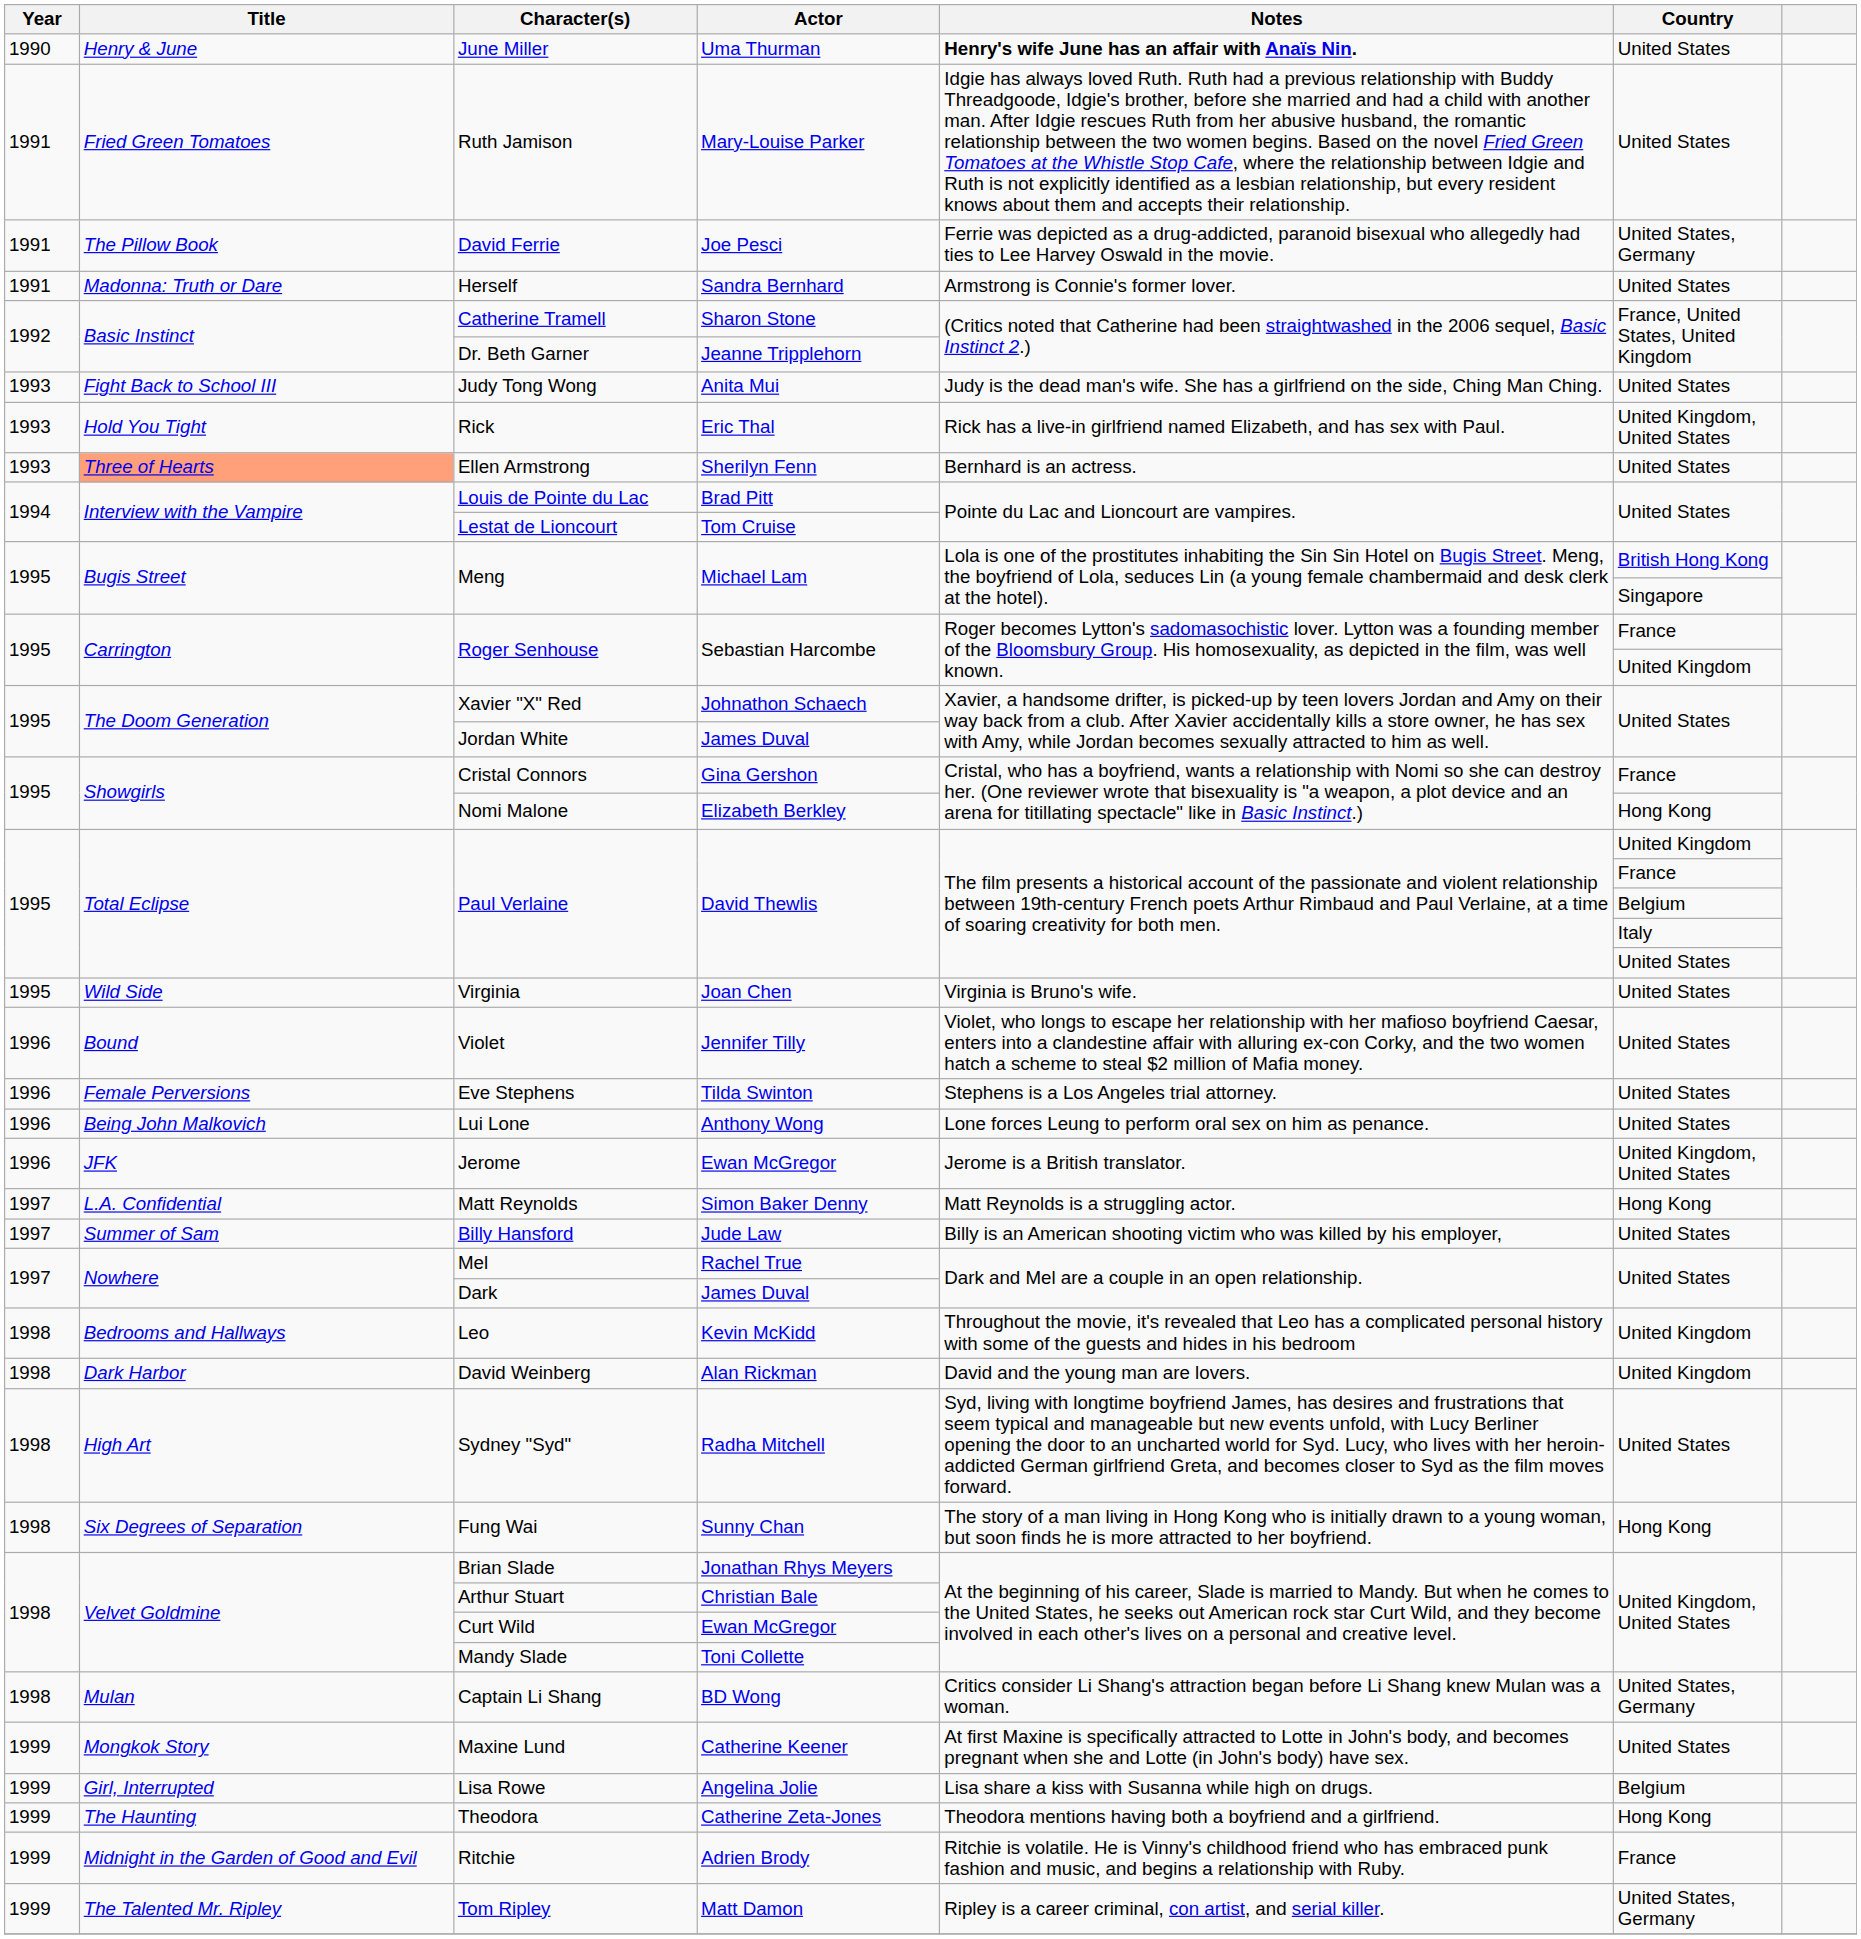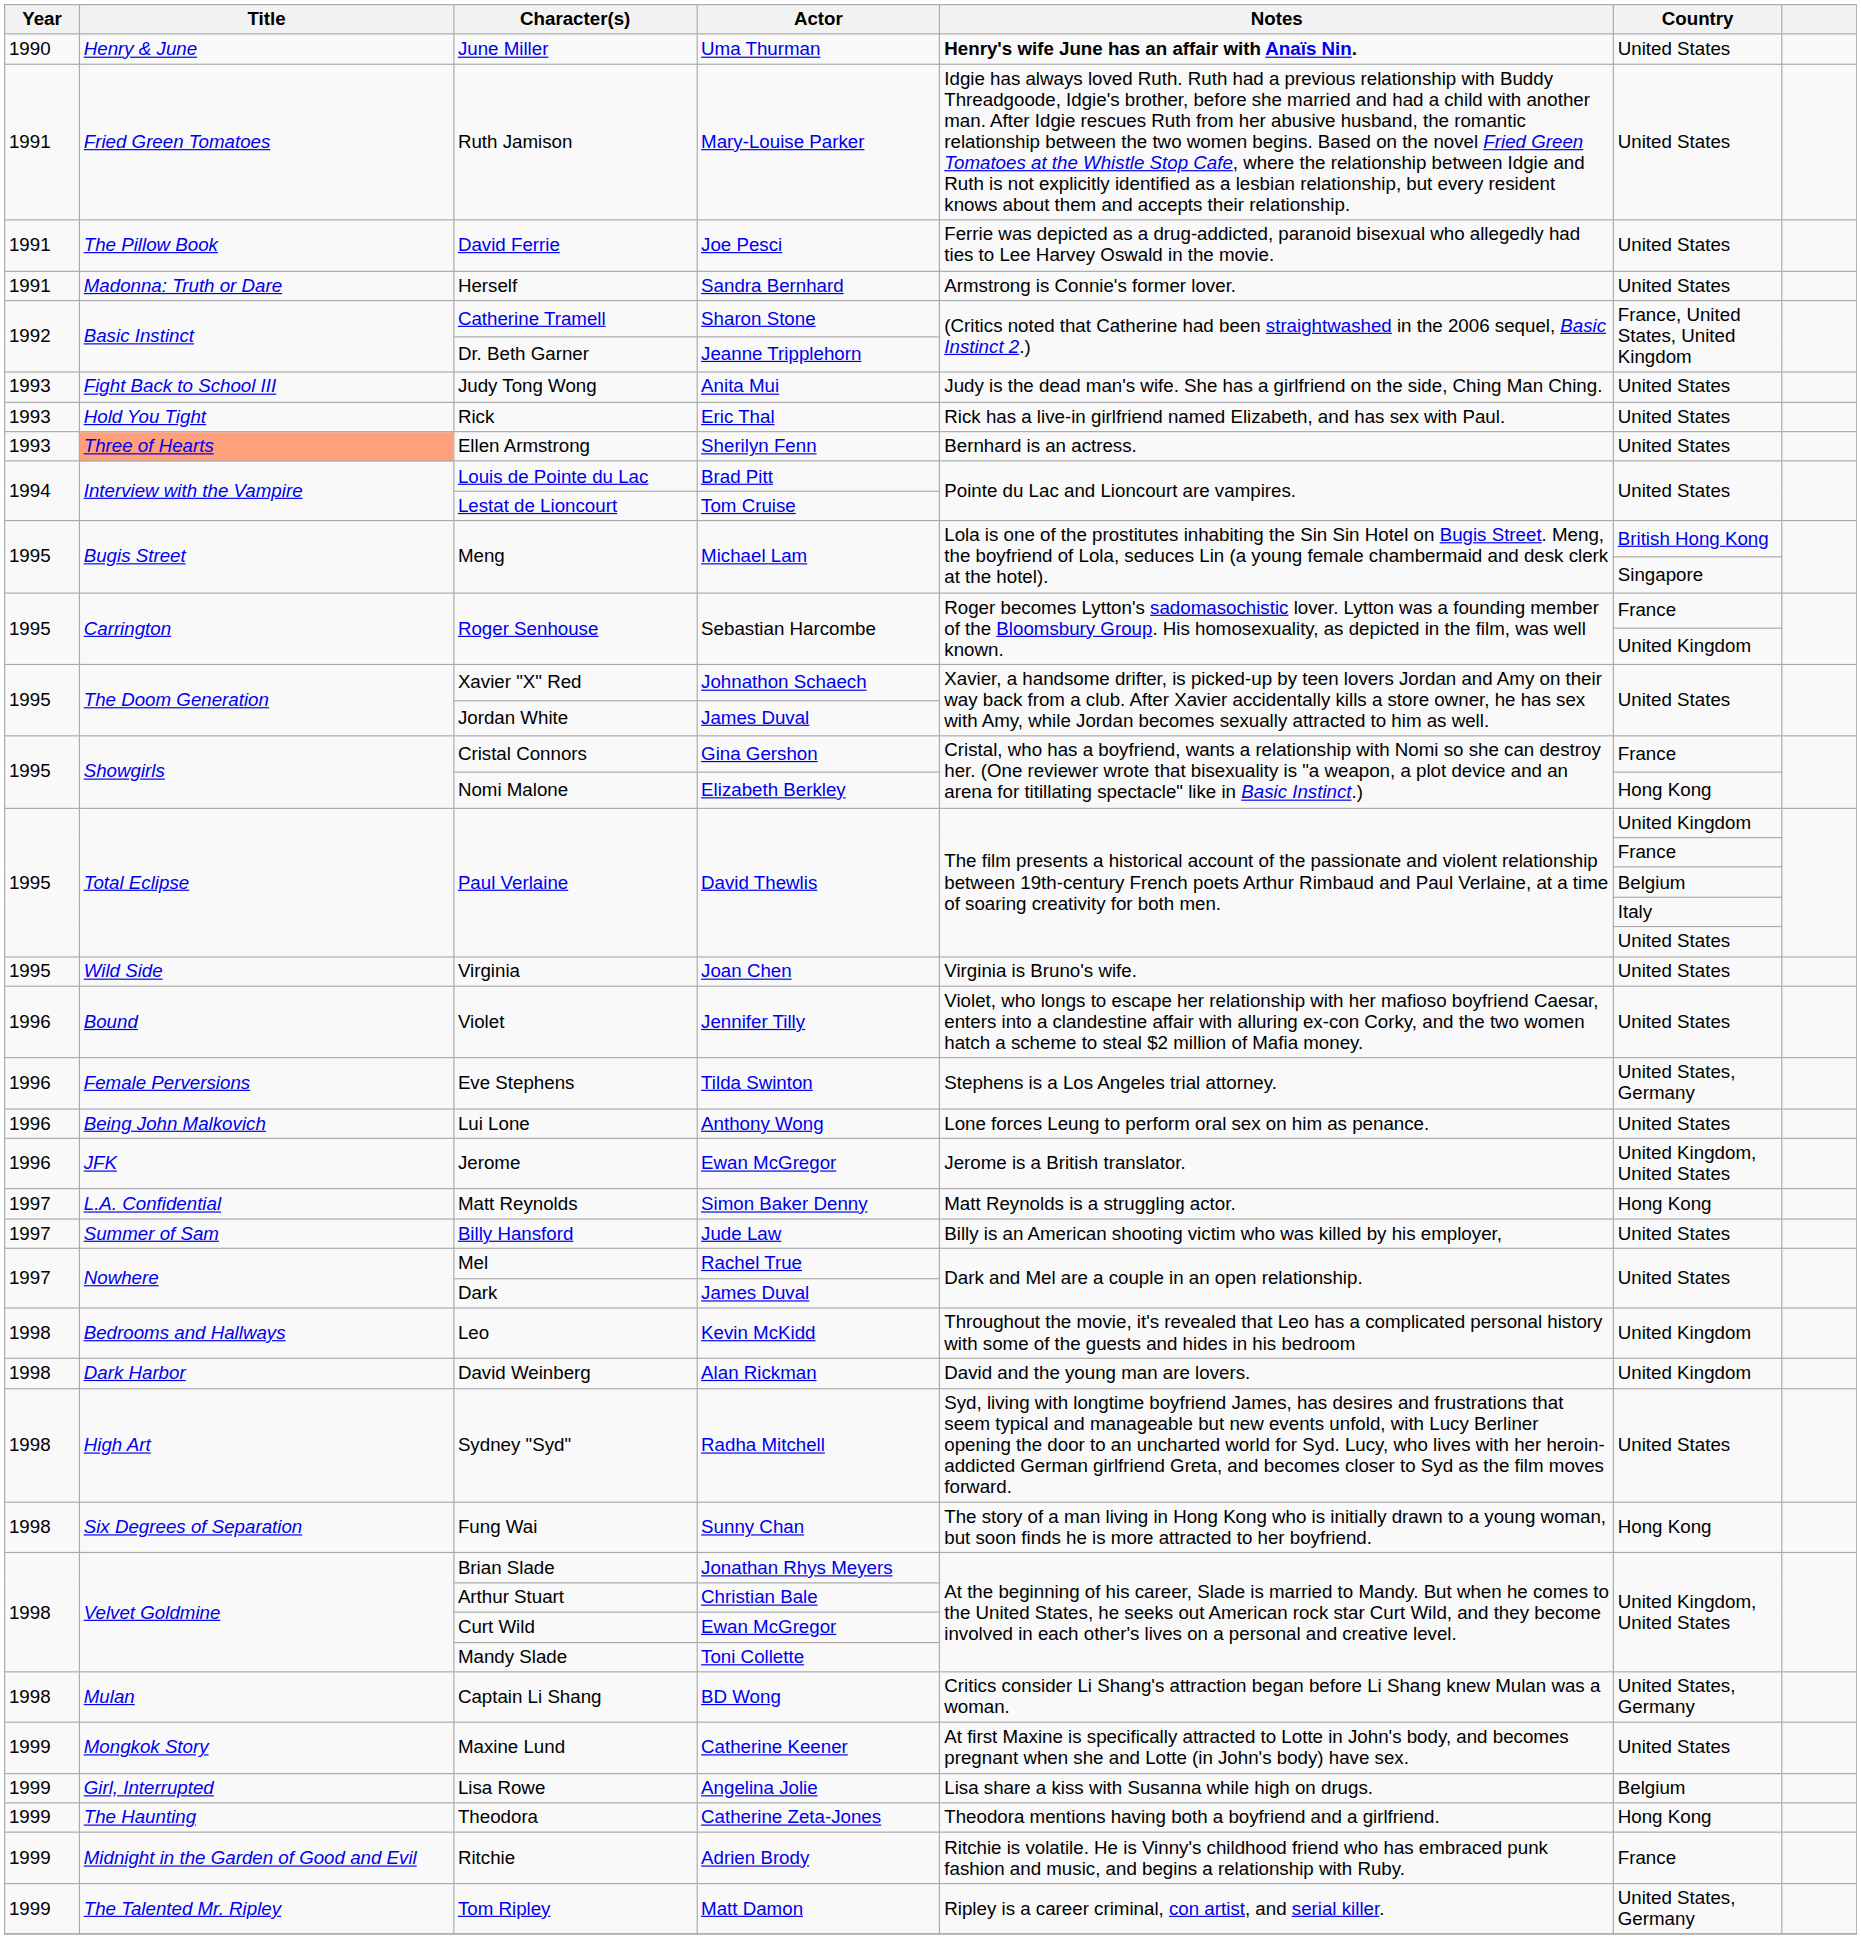(1677, 245) United States, Germany -> (1674, 245) United States
(1687, 427) United Kingdom, United States -> (1674, 416) United States
(1674, 1093) United States -> (1677, 1083) United States, Germany
